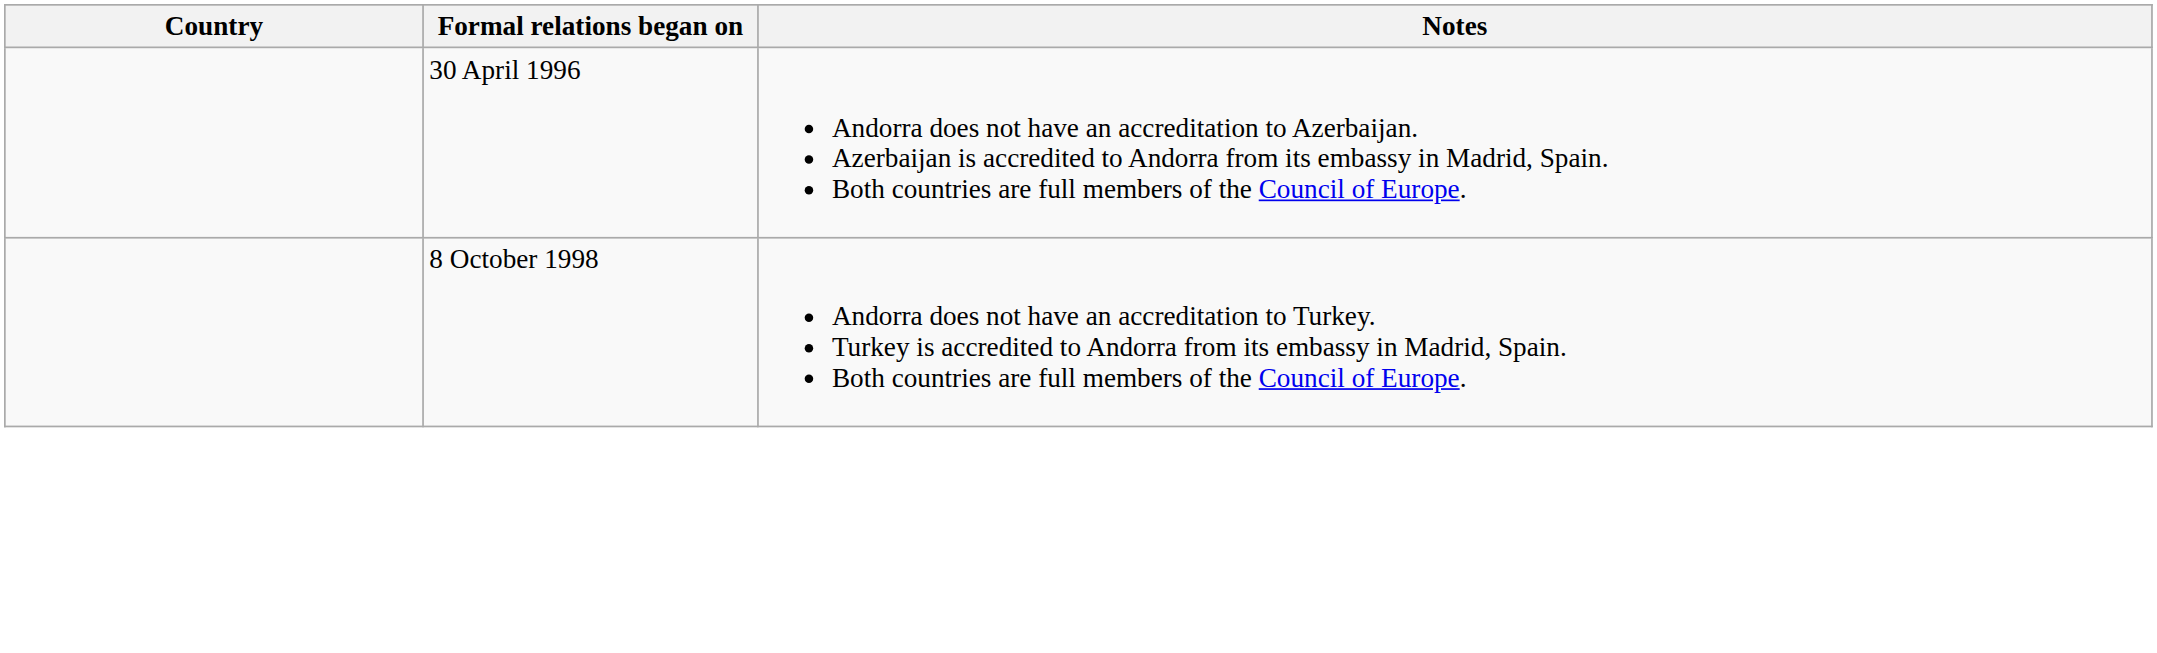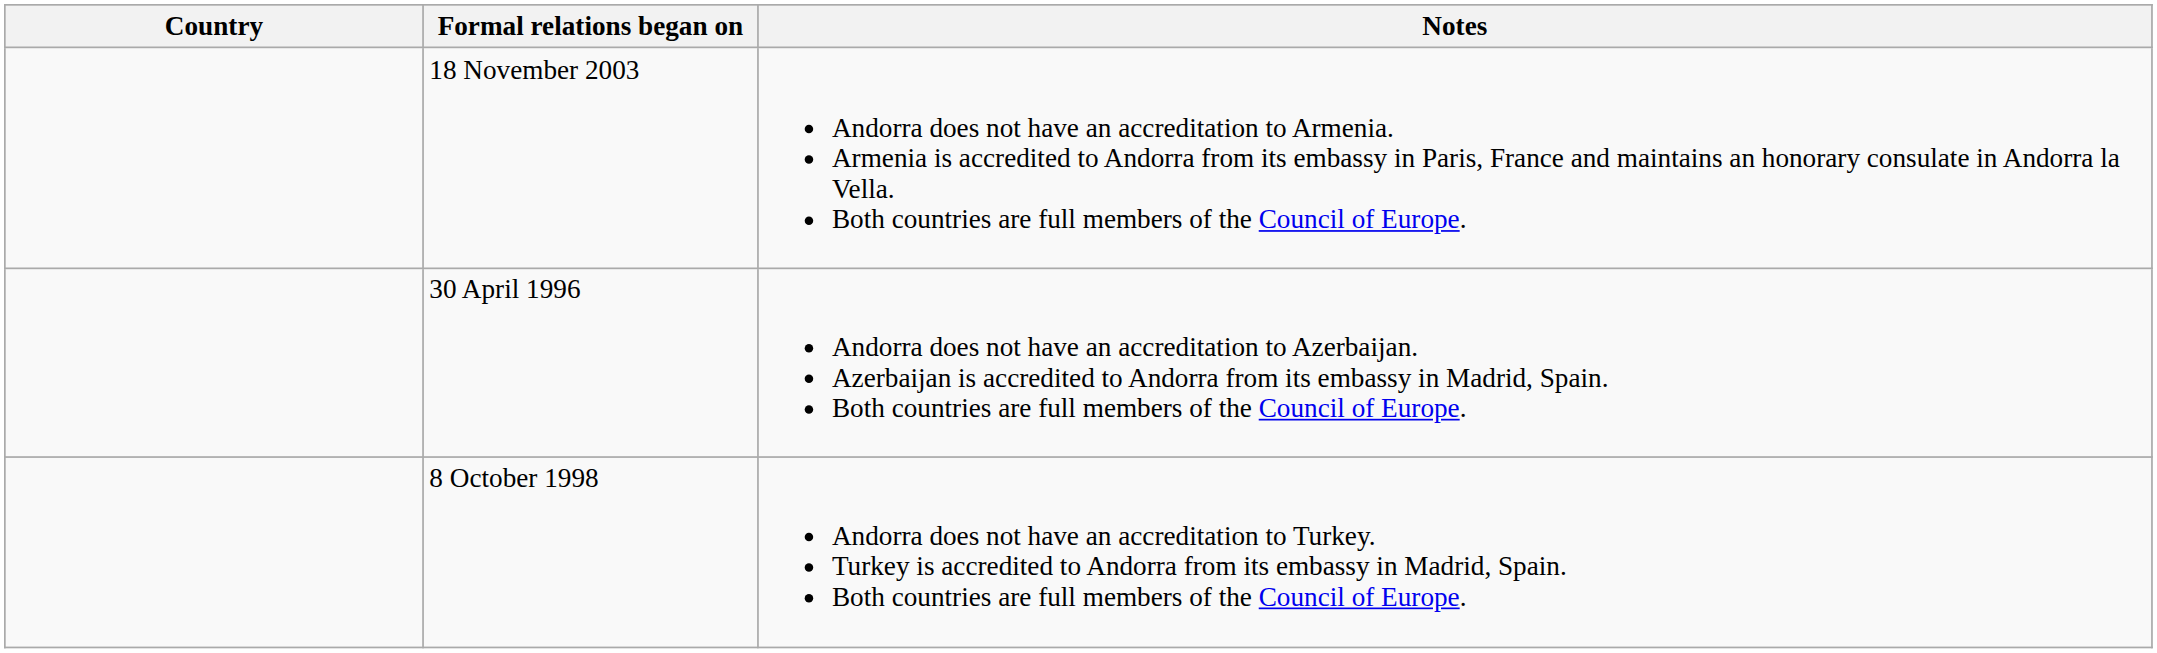+ row: (534, 69)
